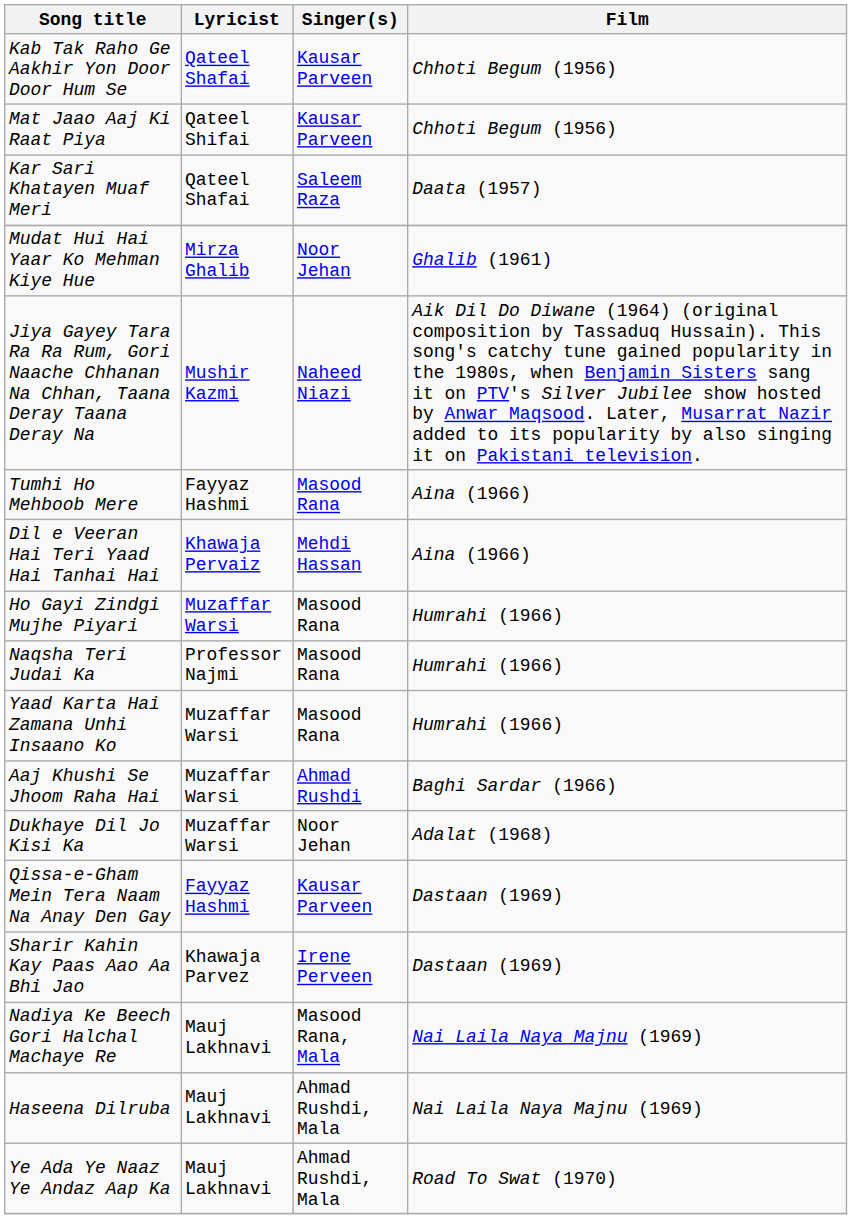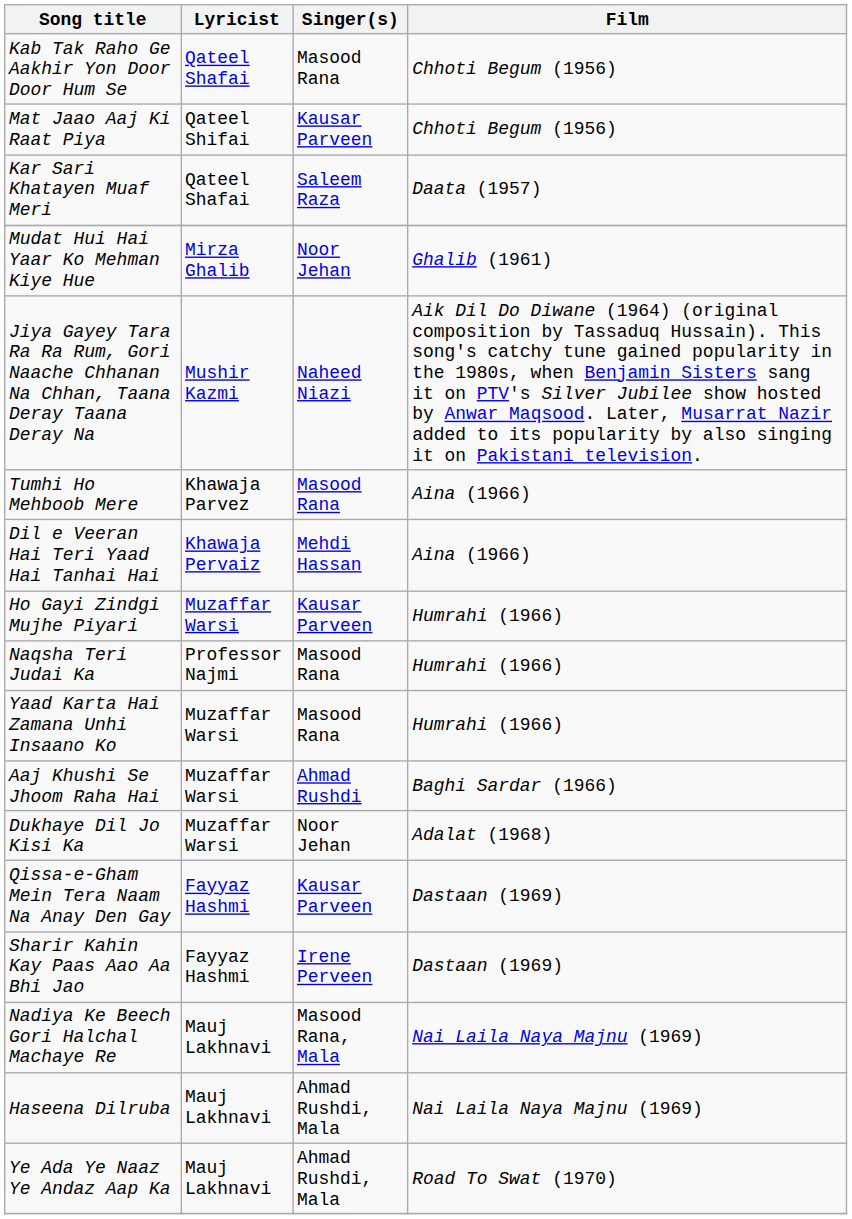(335, 69) Kausar Parveen -> (329, 69) Masood Rana
(217, 495) Fayyaz Hashmi -> (223, 495) Khawaja Parvez
(329, 615) Masood Rana -> (335, 615) Kausar Parveen
(223, 967) Khawaja Parvez -> (217, 967) Fayyaz Hashmi
